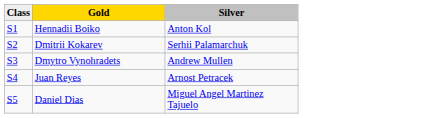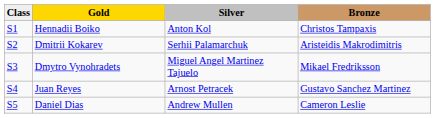+ column: (364, 12)
(200, 61) Andrew Mullen -> (216, 67) Miguel Angel Martinez Tajuelo
(216, 99) Miguel Angel Martinez Tajuelo -> (200, 105) Andrew Mullen
